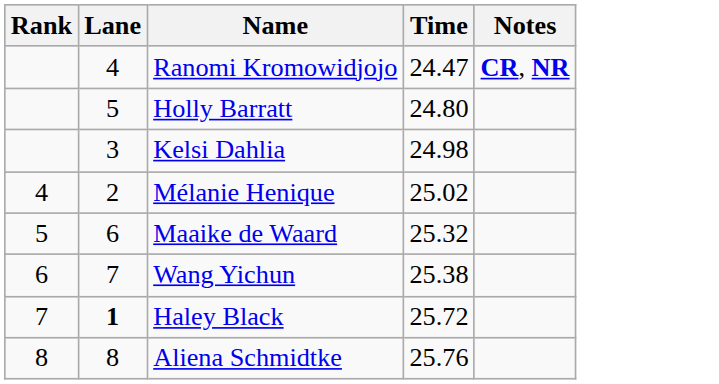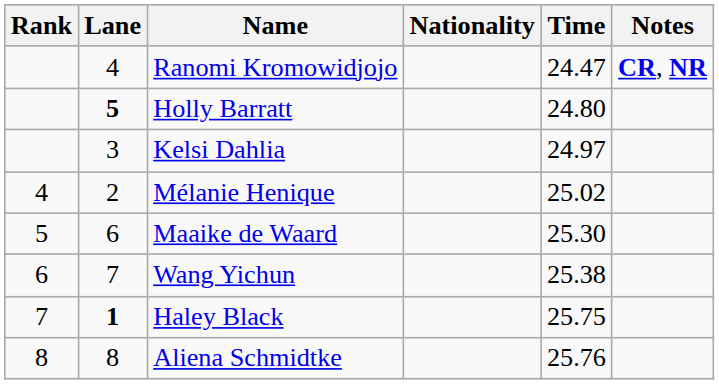+ column: (472, 25)
(113, 108) normal -> (113, 108) bold
(439, 150) 24.98 -> (576, 150) 24.97
(439, 233) 25.32 -> (576, 233) 25.30
(439, 316) 25.72 -> (576, 316) 25.75
